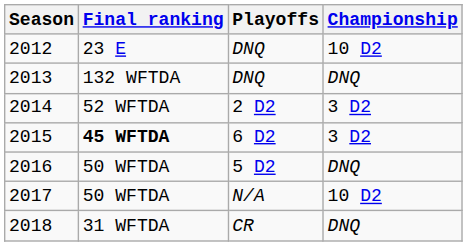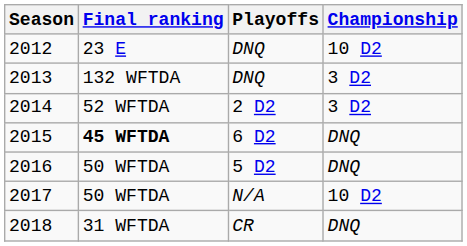(344, 78) DNQ -> (349, 78) 3 D2
(349, 137) 3 D2 -> (344, 137) DNQ
